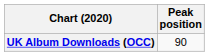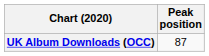(181, 42) 90 -> (181, 42) 87
